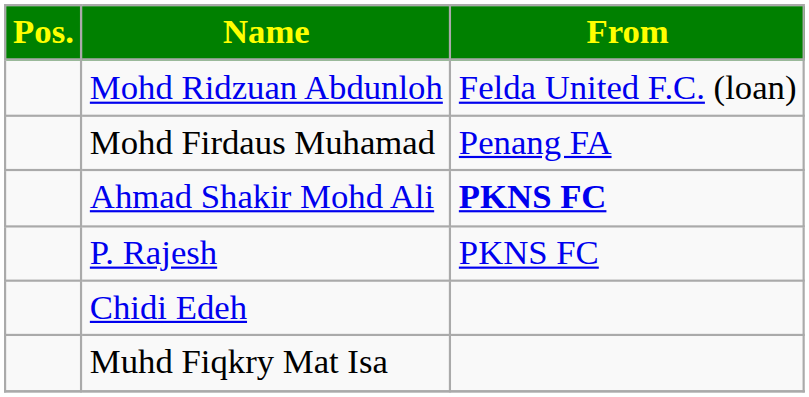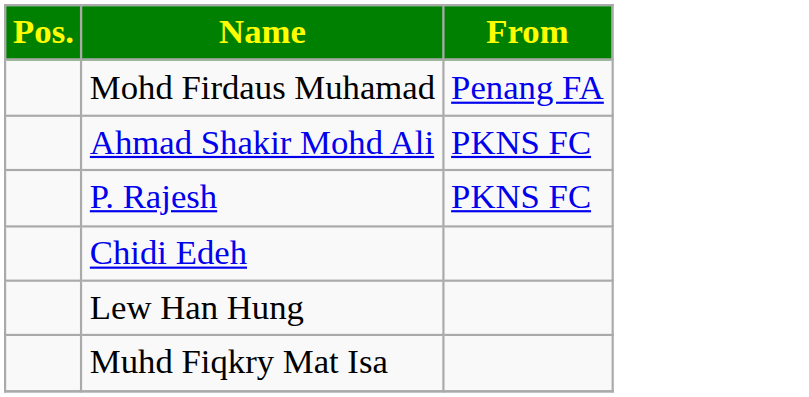- row: (266, 87)
(533, 197) bold -> (521, 142) normal
+ row: (197, 307)
